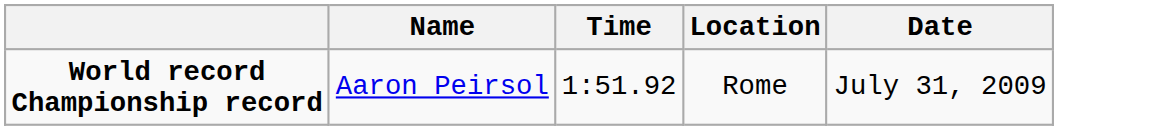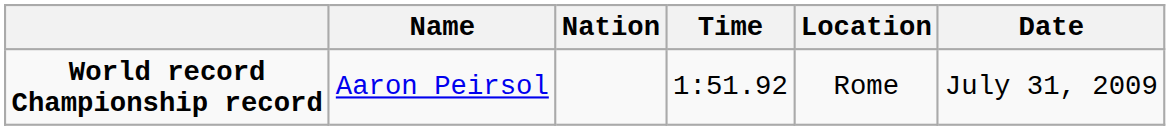+ column: (611, 27)
